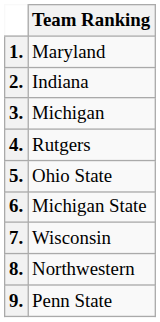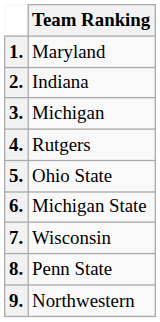(83, 269) Northwestern -> (72, 269) Penn State
(72, 300) Penn State -> (83, 300) Northwestern
